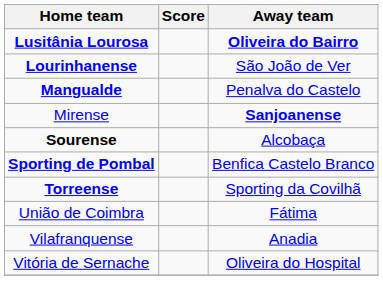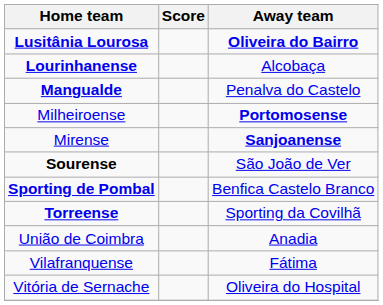(293, 66) São João de Ver -> (293, 66) Alcobaça
+ row: (81, 115)
(293, 139) Alcobaça -> (293, 164) São João de Ver
(293, 213) Fátima -> (293, 238) Anadia
(293, 238) Anadia -> (293, 262) Fátima
